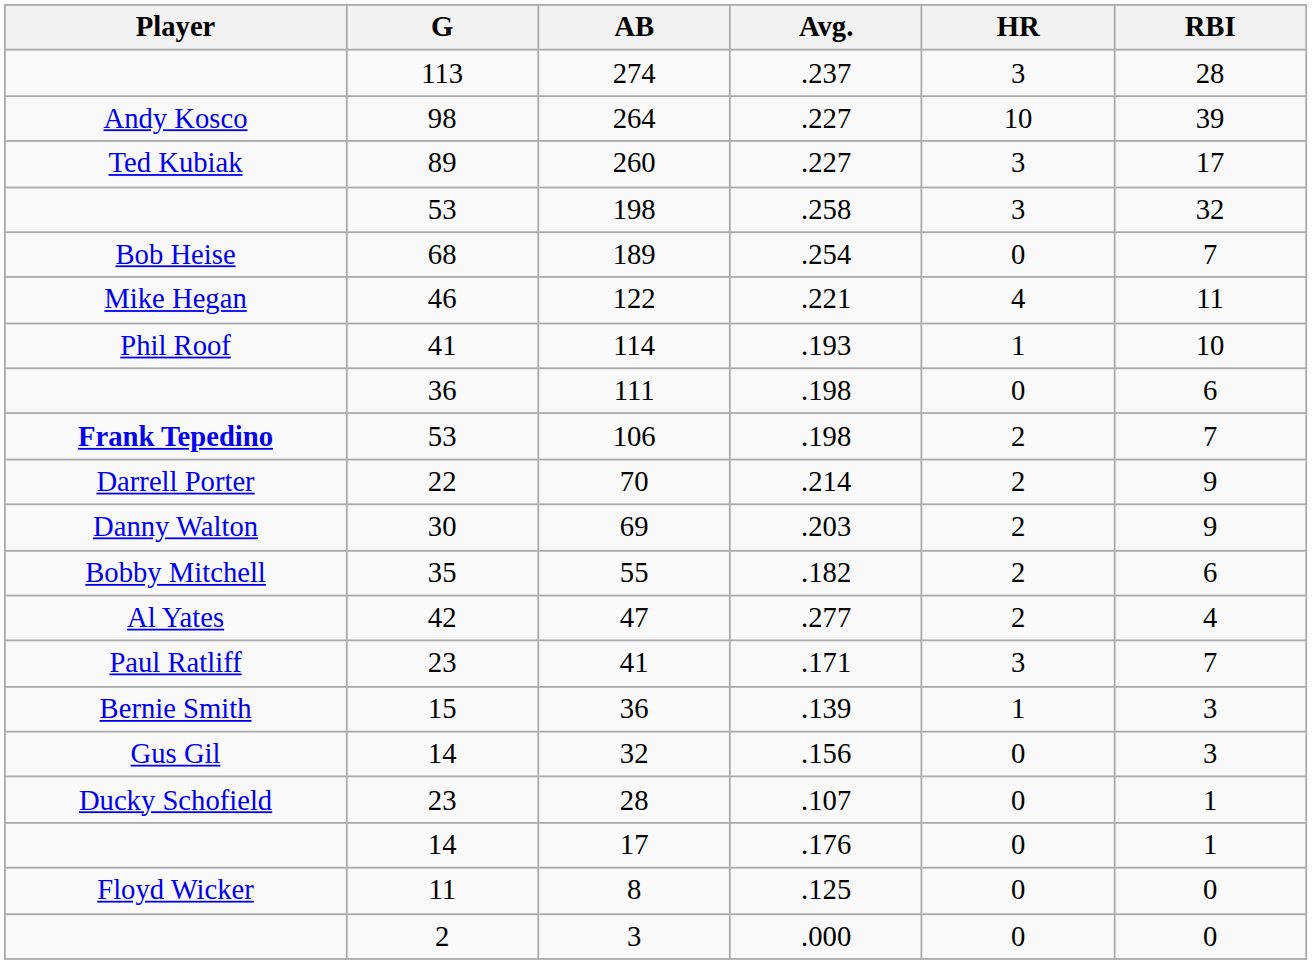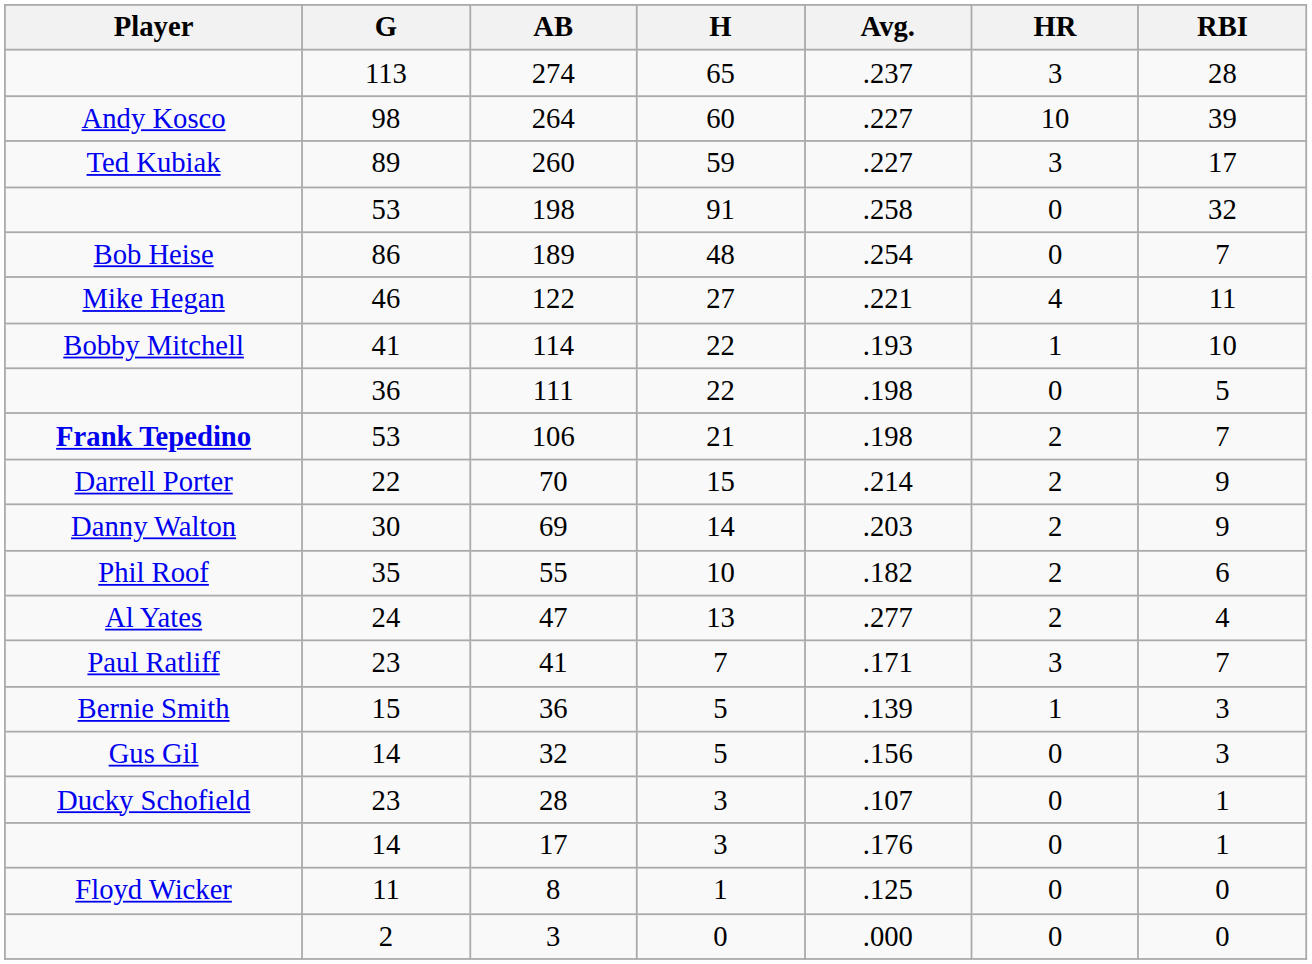+ column: (721, 27)
(1018, 208) 3 -> (1055, 208) 0
(442, 254) 68 -> (386, 254) 86
(176, 345) Phil Roof -> (154, 345) Bobby Mitchell
(1210, 390) 6 -> (1222, 390) 5
(176, 572) Bobby Mitchell -> (154, 572) Phil Roof
(442, 617) 42 -> (386, 617) 24
